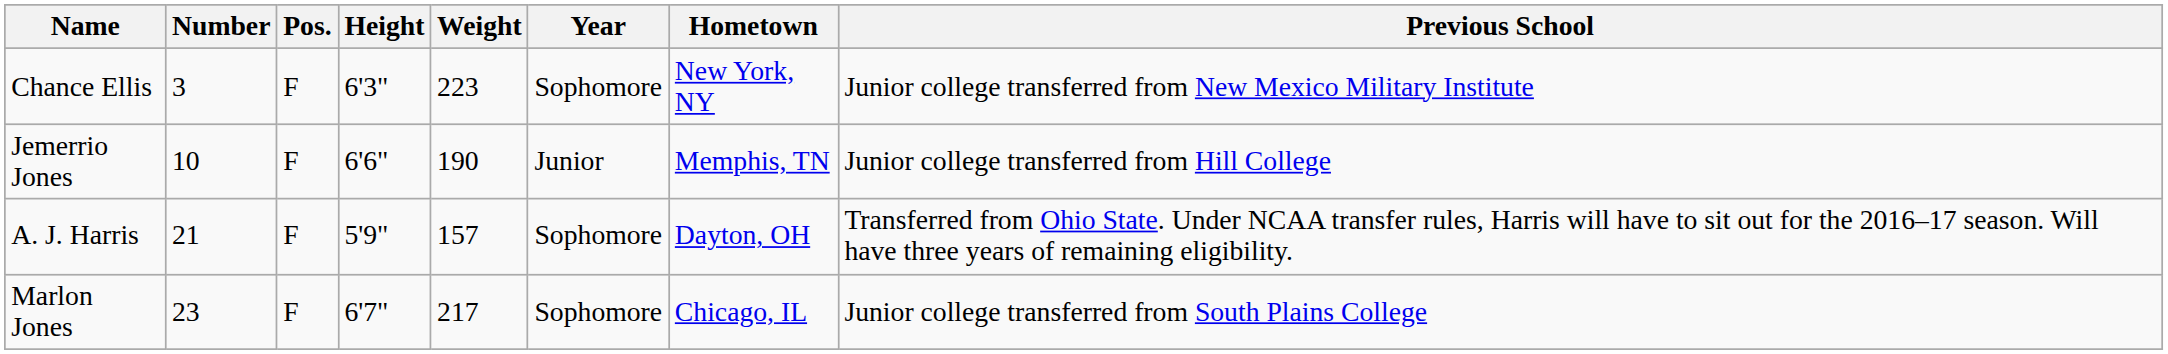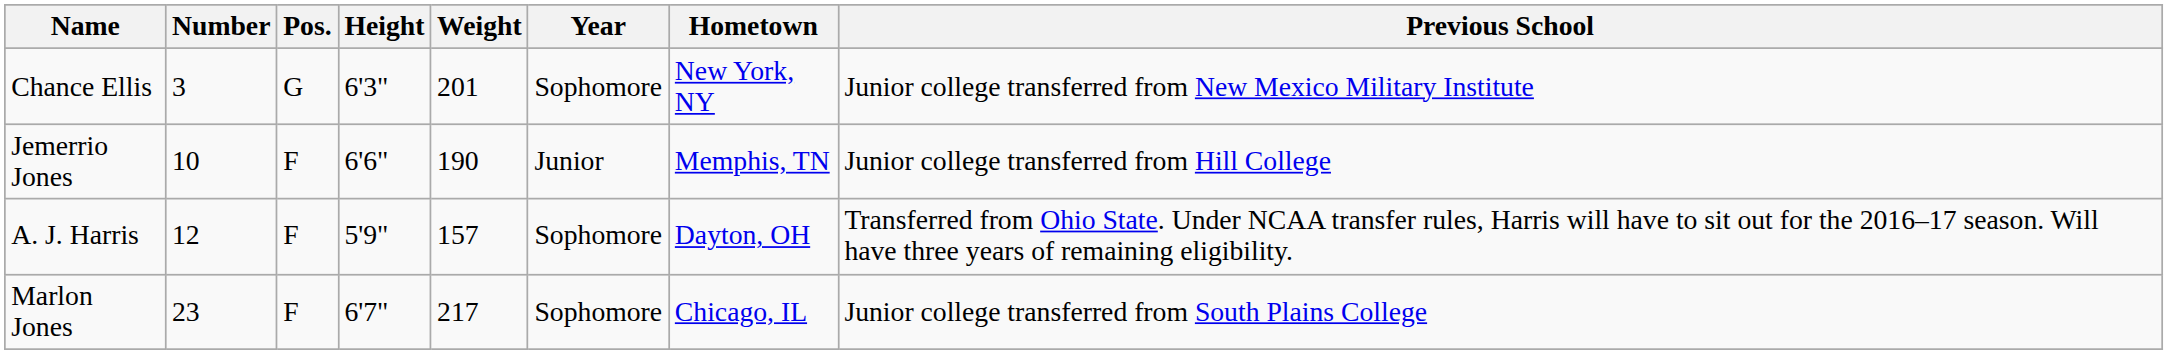(291, 85) F -> (293, 85) G
(458, 85) 223 -> (458, 85) 201
(186, 235) 21 -> (186, 235) 12
